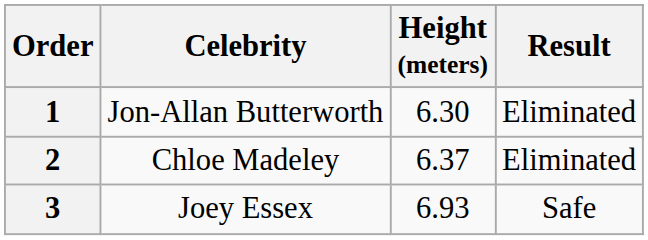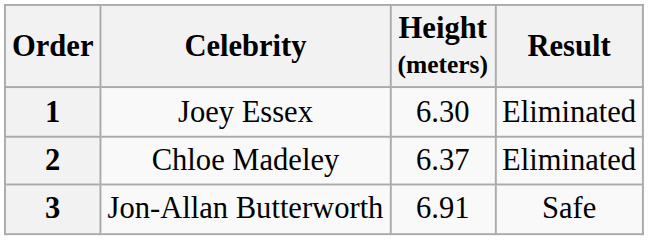(245, 111) Jon-Allan Butterworth -> (245, 111) Joey Essex
(245, 208) Joey Essex -> (245, 208) Jon-Allan Butterworth
(443, 208) 6.93 -> (443, 208) 6.91
